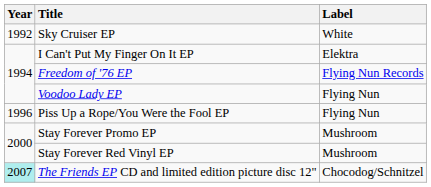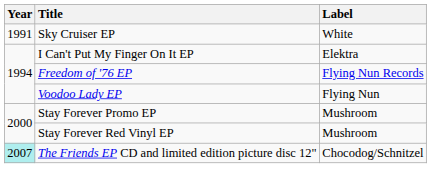(20, 34) 1992 -> (20, 34) 1991
- row: (134, 113)
